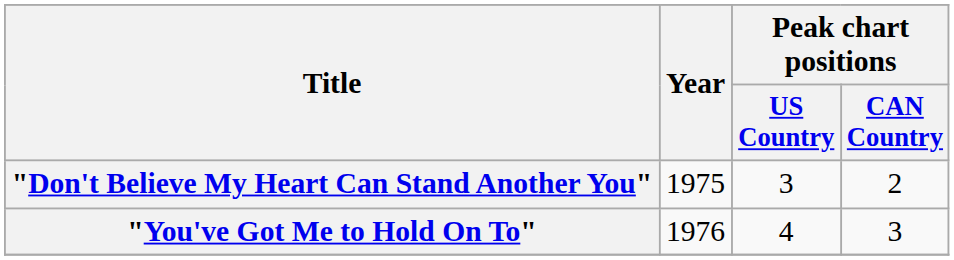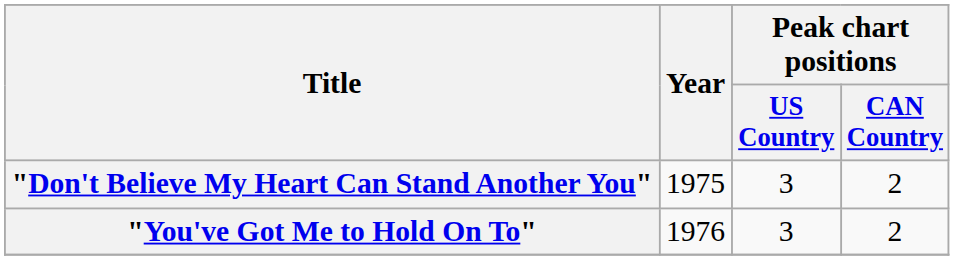(786, 230) 4 -> (786, 230) 3
(895, 230) 3 -> (895, 230) 2
